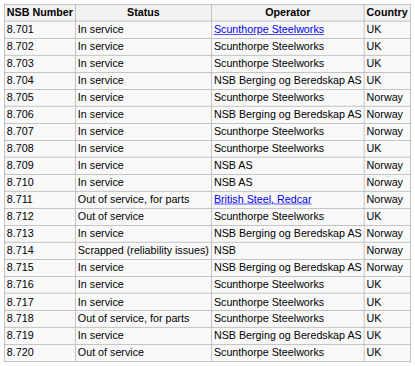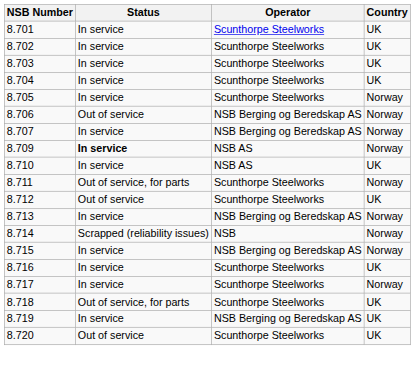(288, 81) NSB Berging og Beredskap AS -> (269, 81) Scunthorpe Steelworks
(101, 115) In service -> (111, 115) Out of service
(269, 132) Scunthorpe Steelworks -> (288, 132) NSB Berging og Beredskap AS
- row: (20, 149)
(101, 166) normal -> (103, 149) bold
(385, 183) Norway -> (374, 166) UK
(263, 200) British Steel, Redcar -> (269, 183) Scunthorpe Steelworks
(374, 302) UK -> (385, 285) Norway
